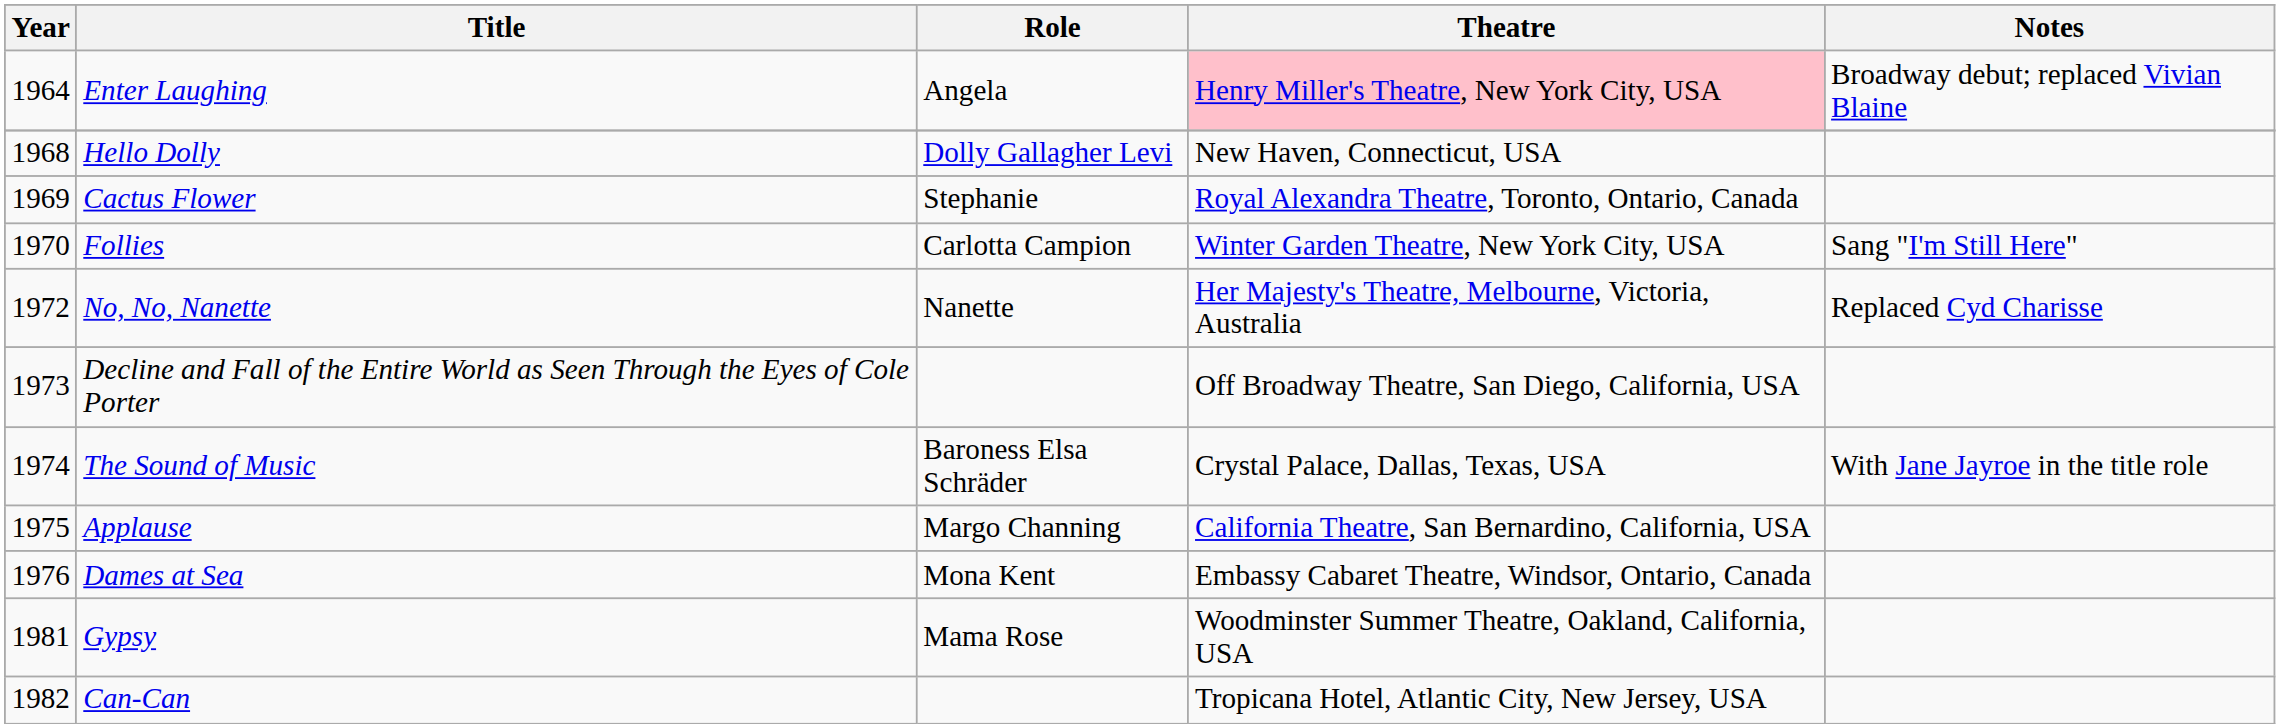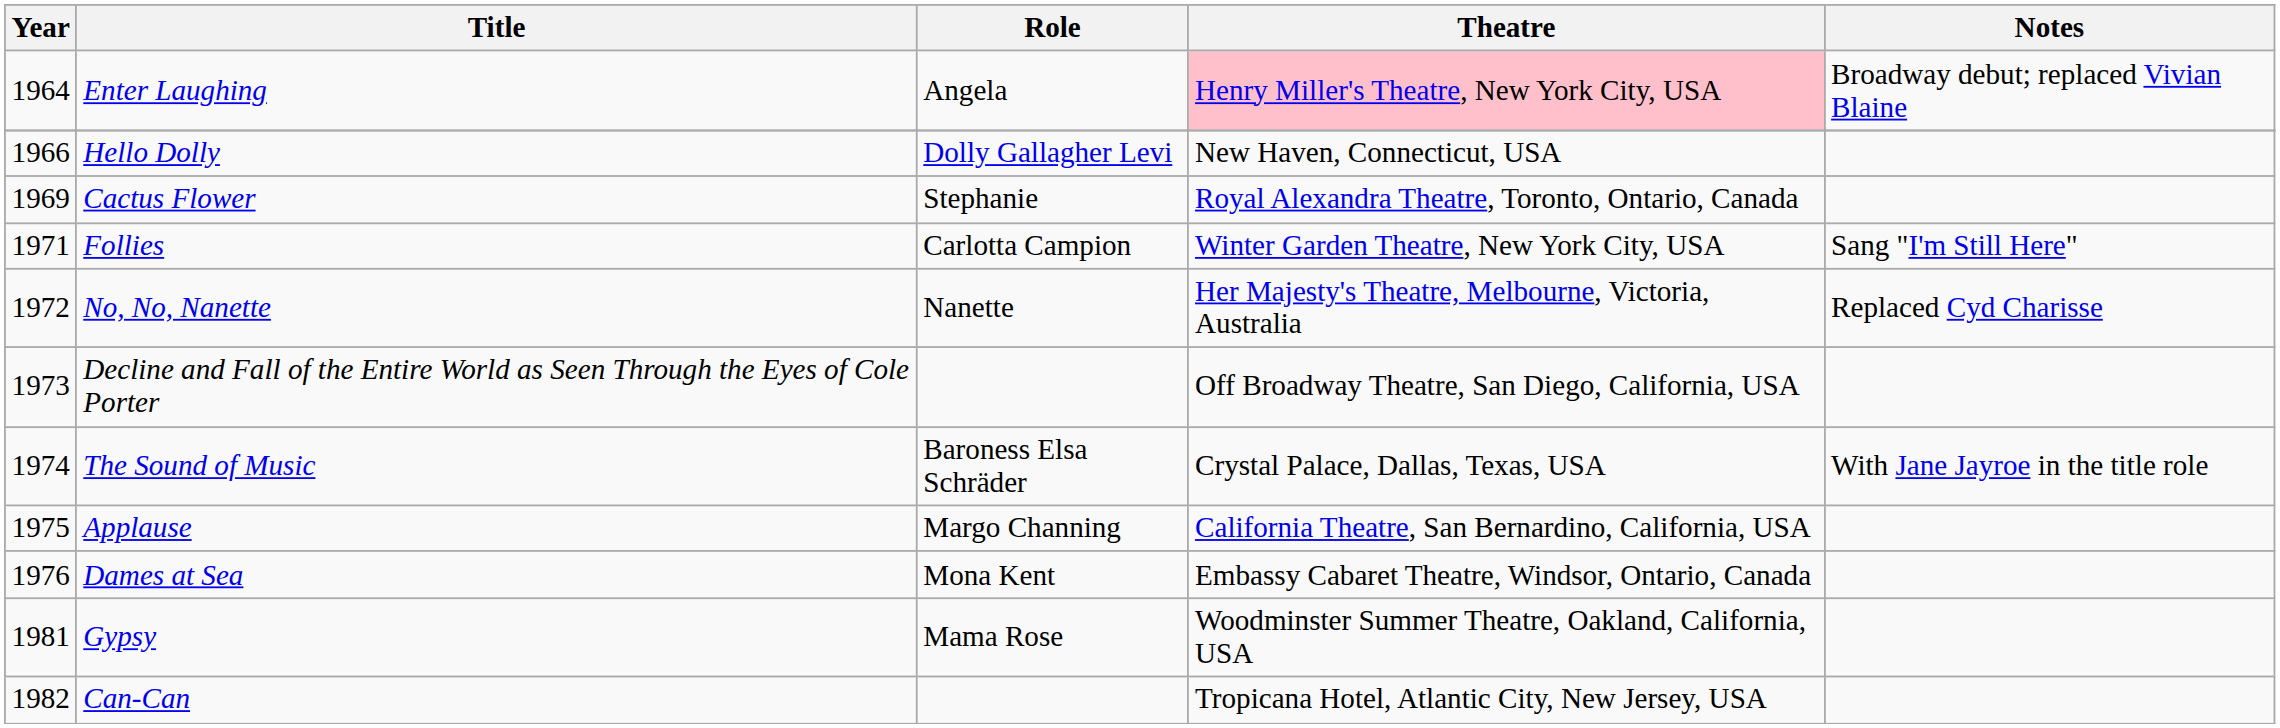(41, 152) 1968 -> (41, 152) 1966
(41, 245) 1970 -> (41, 245) 1971
